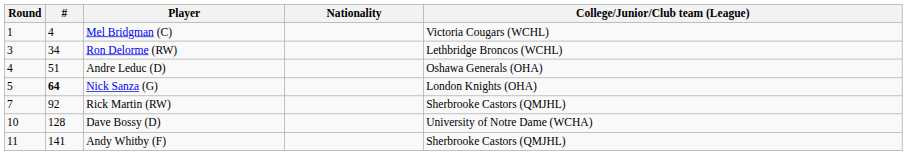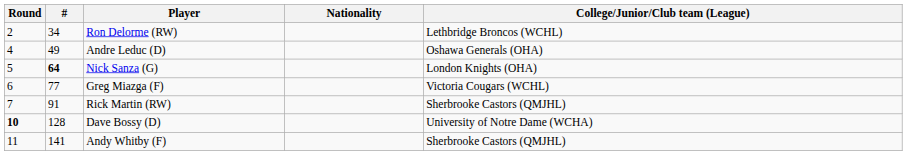- row: (129, 31)
(10, 50) 3 -> (10, 31) 2
(54, 68) 51 -> (54, 50) 49
+ row: (125, 86)
(54, 104) 92 -> (54, 104) 91
(13, 123) normal -> (13, 123) bold
